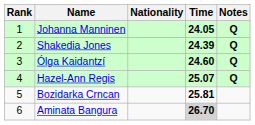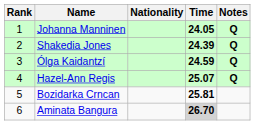(201, 62) 24.60 -> (201, 62) 24.59
